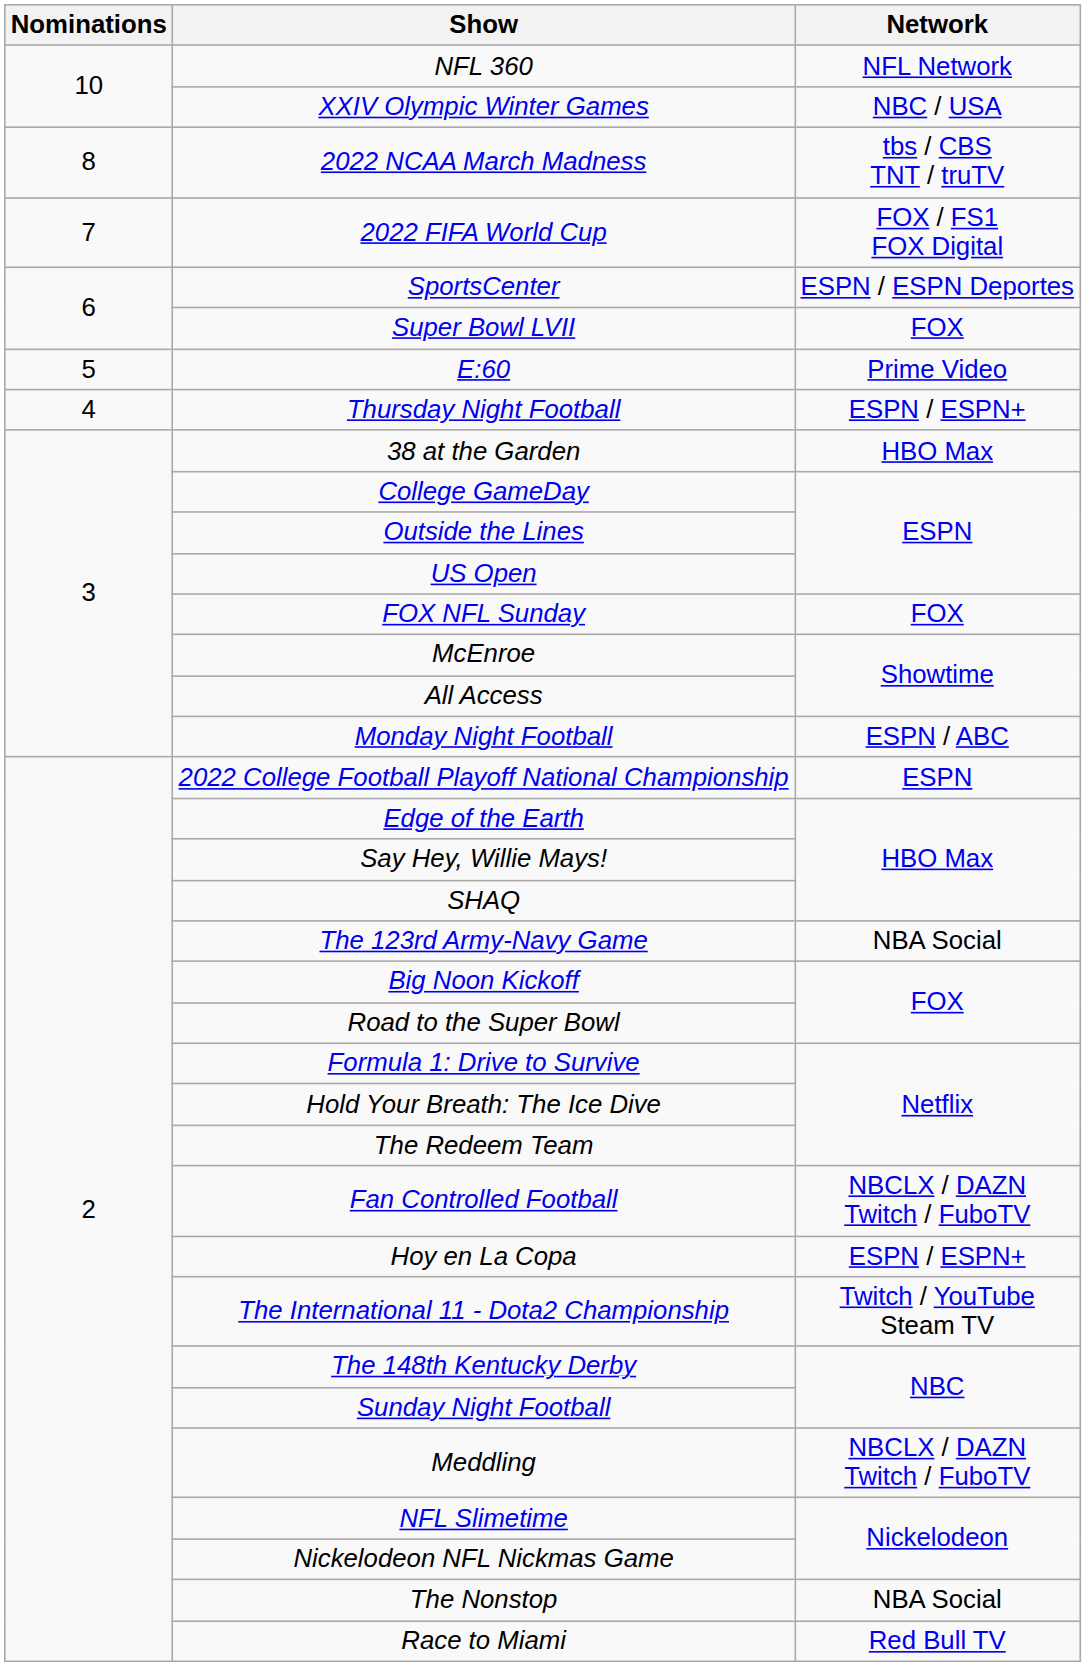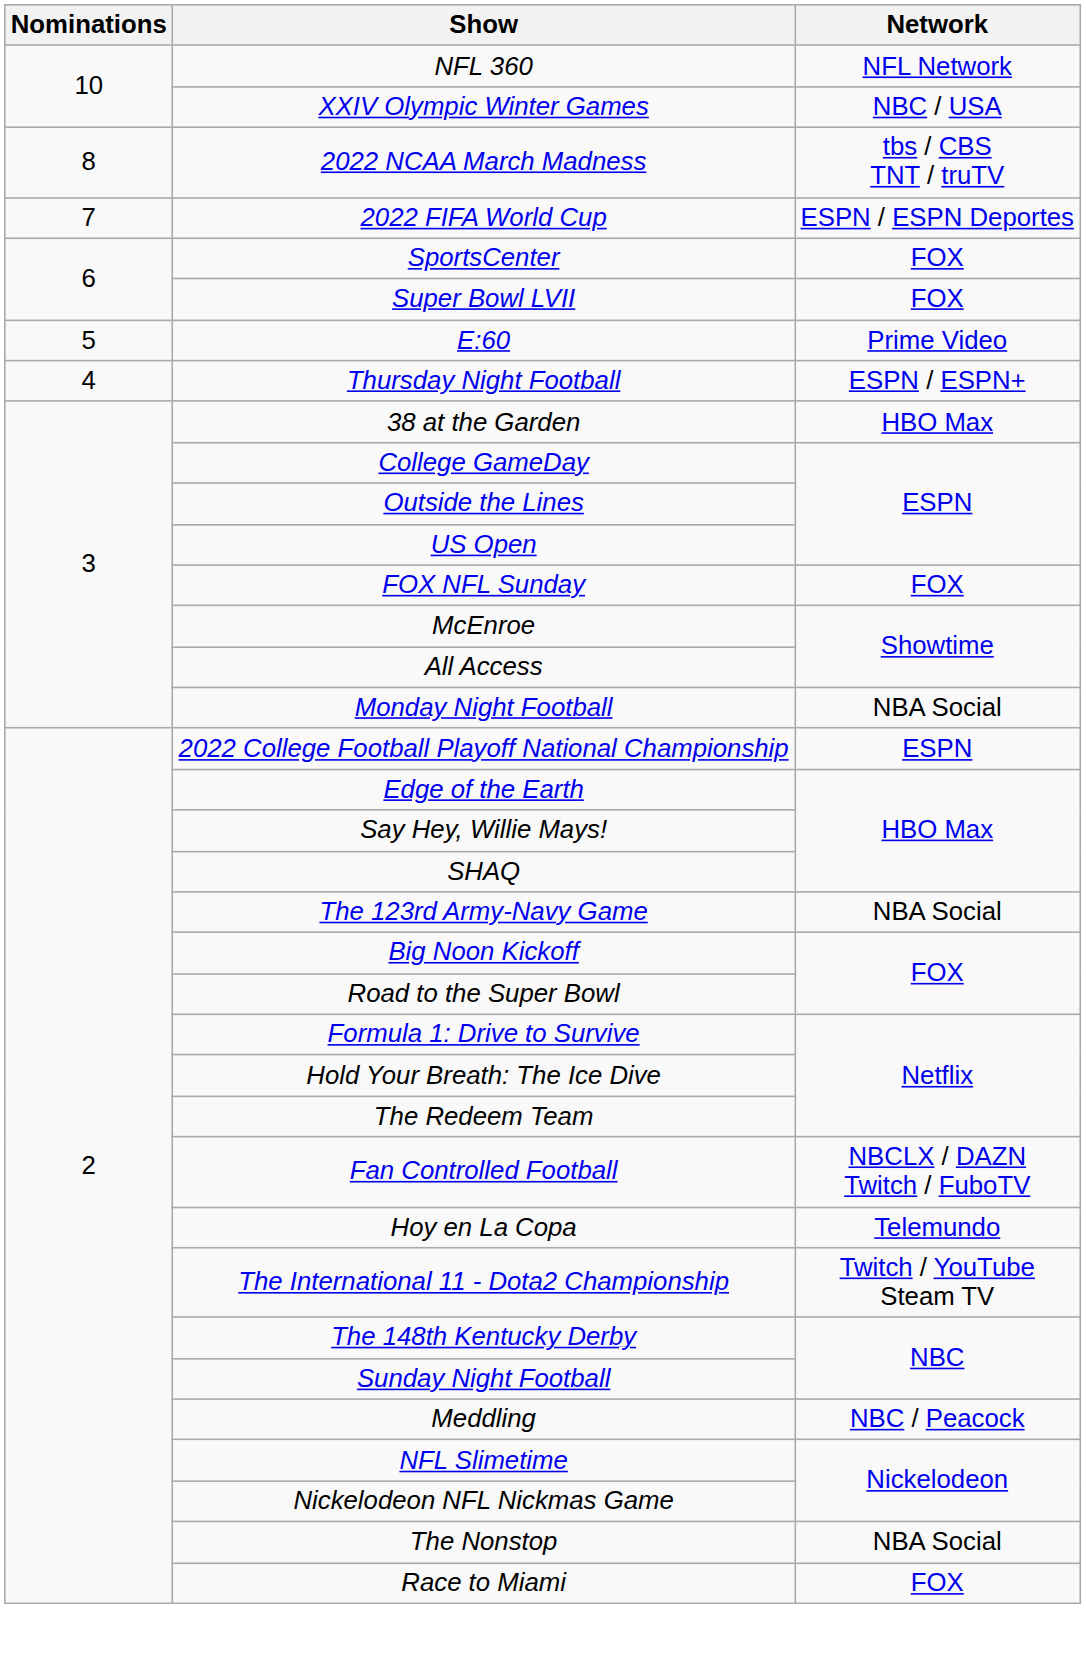(937, 231) FOX / FS1 FOX Digital -> (937, 217) ESPN / ESPN Deportes
(937, 287) ESPN / ESPN Deportes -> (937, 258) FOX
(937, 736) ESPN / ABC -> (937, 707) NBA Social
(937, 1255) ESPN / ESPN+ -> (937, 1226) Telemundo
(937, 1462) NBCLX / DAZN Twitch / FuboTV -> (937, 1419) NBC / Peacock
(937, 1640) Red Bull TV -> (937, 1582) FOX
